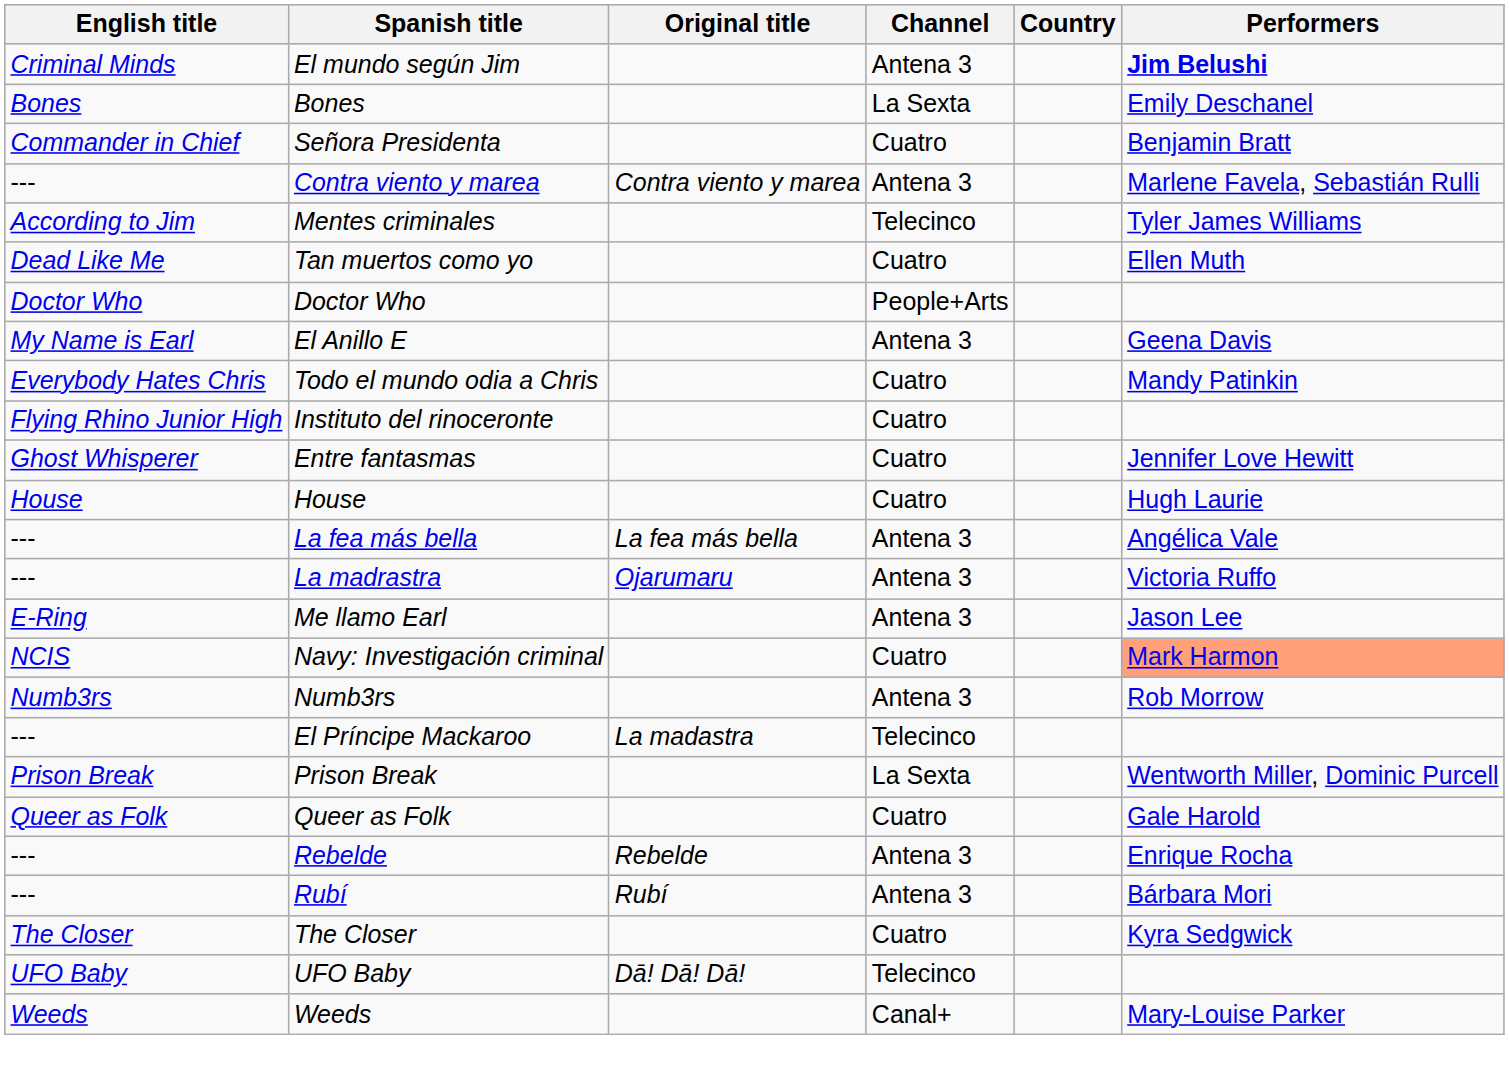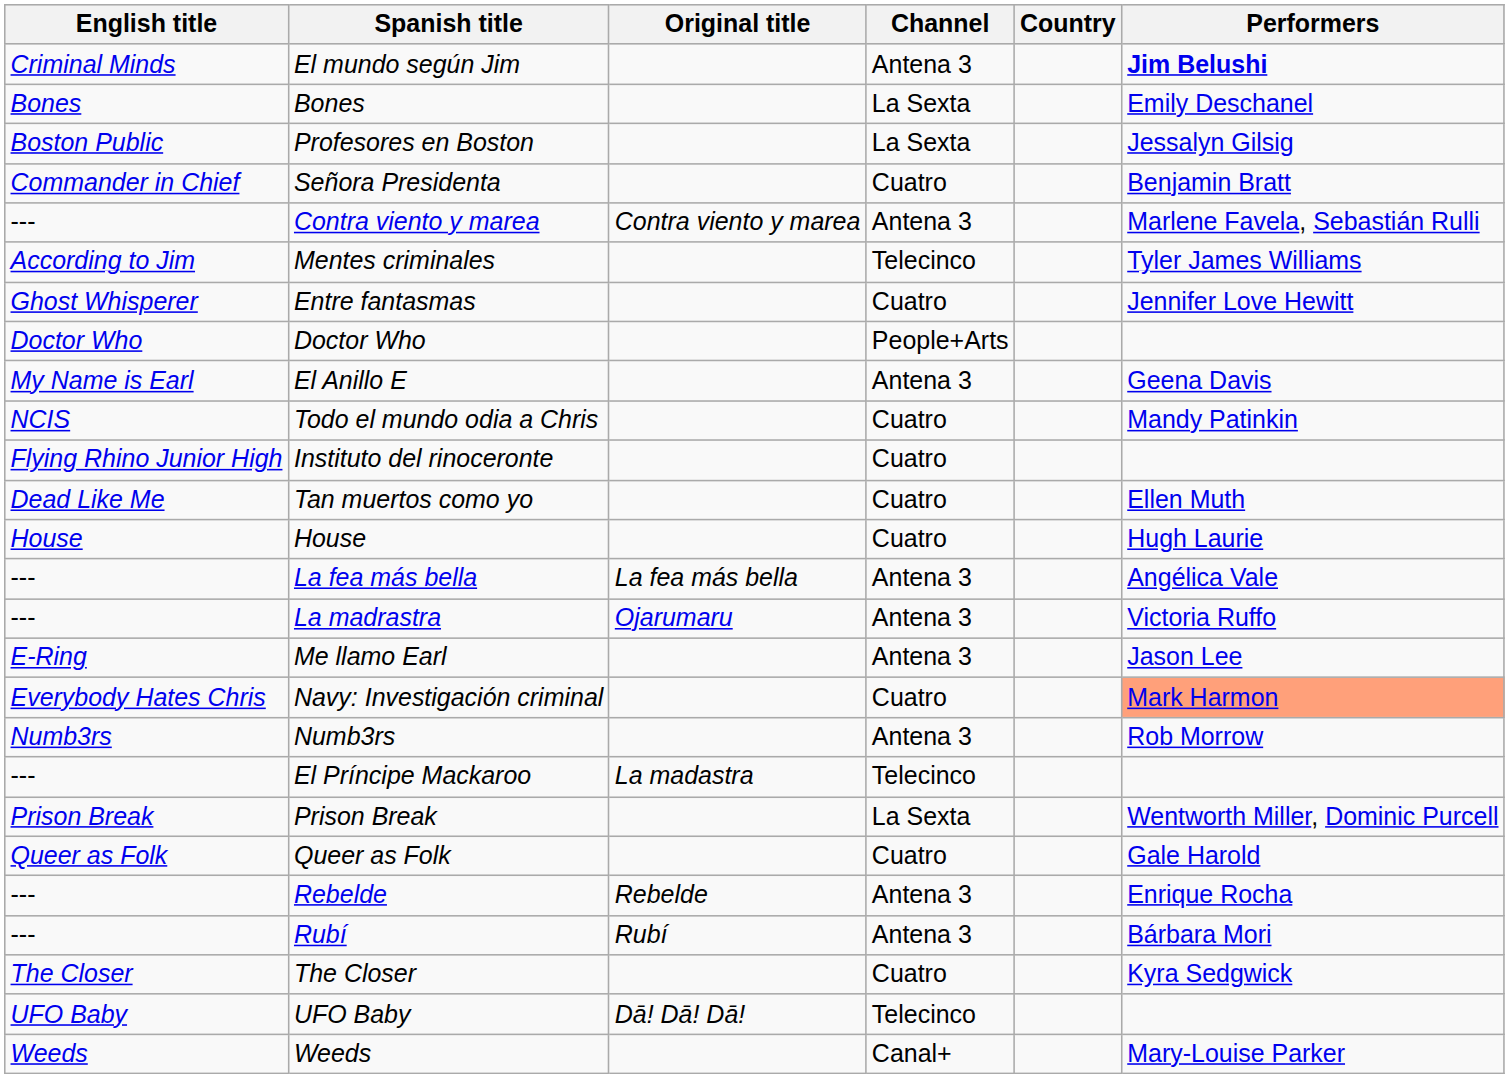+ row: (414, 143)
rows swapped: (414, 261) <-> (385, 459)
(138, 380) Everybody Hates Chris -> (40, 420) NCIS
(40, 657) NCIS -> (138, 697) Everybody Hates Chris
